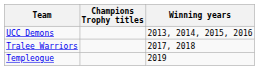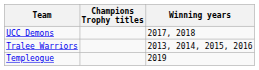(200, 33) 2013, 2014, 2015, 2016 -> (171, 33) 2017, 2018
(171, 46) 2017, 2018 -> (200, 46) 2013, 2014, 2015, 2016
